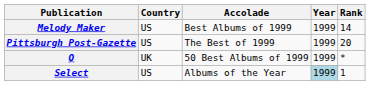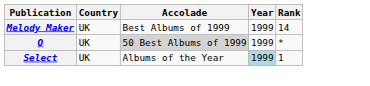(146, 27) US -> (84, 27) UK
- row: (71, 42)
(247, 58) no background -> (185, 42) lightgrey background
(146, 73) US -> (84, 58) UK
